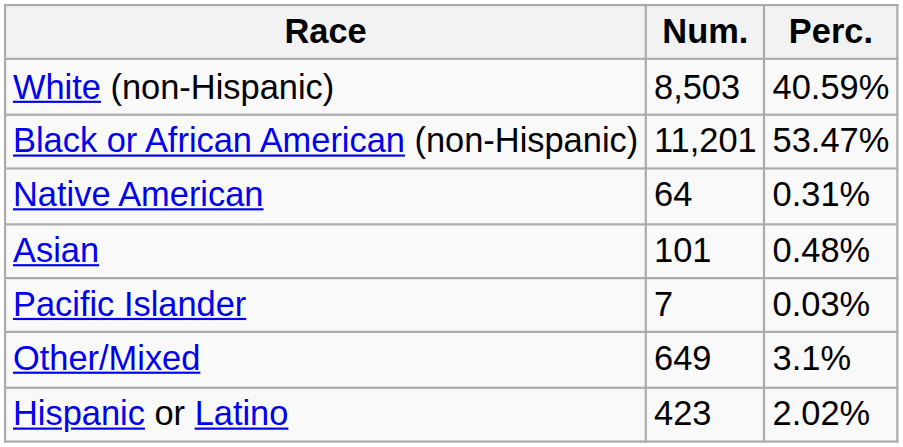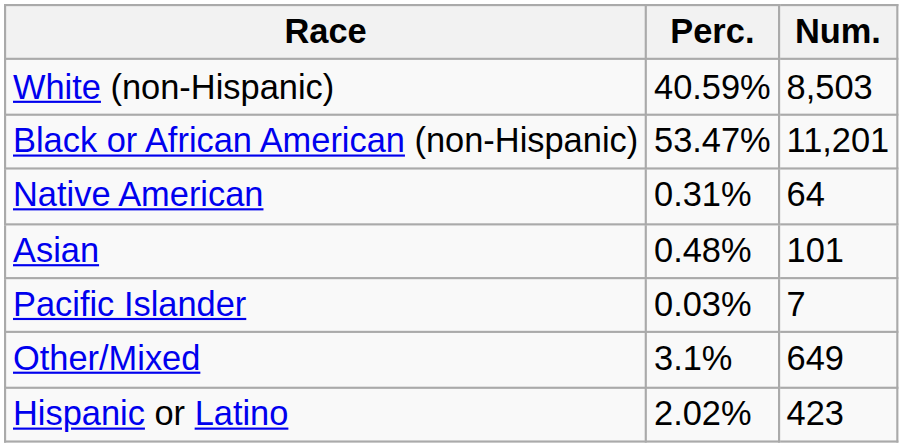columns swapped: (705, 31) <-> (831, 31)
